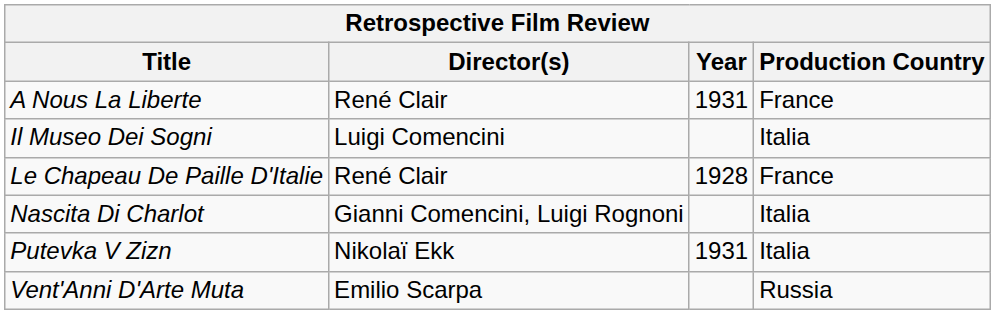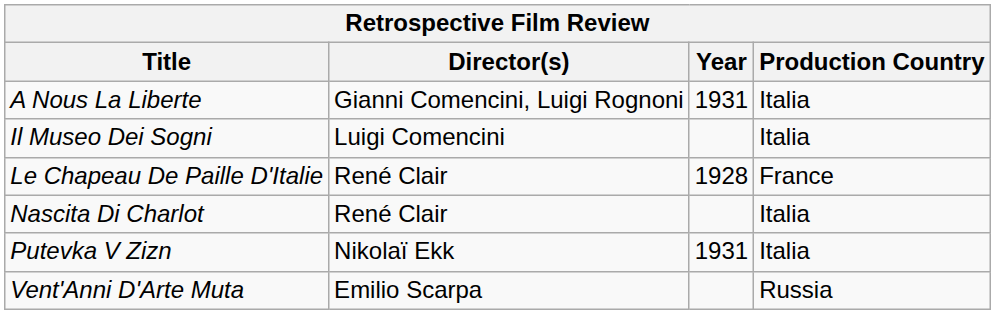(391, 99) René Clair -> (509, 99) Gianni Comencini, Luigi Rognoni
(797, 99) France -> (785, 99) Italia
(509, 213) Gianni Comencini, Luigi Rognoni -> (391, 213) René Clair
